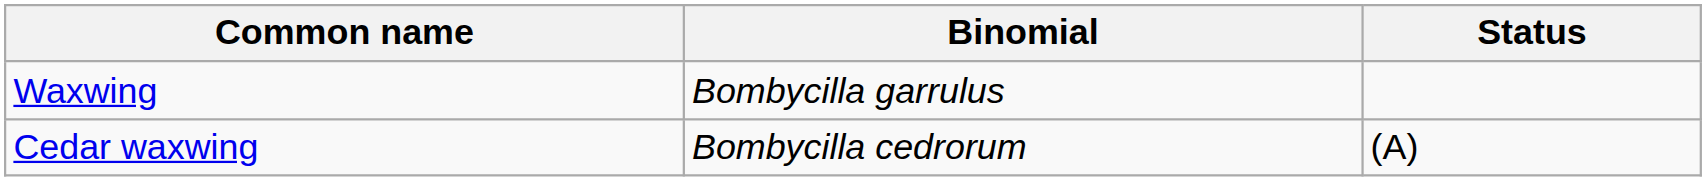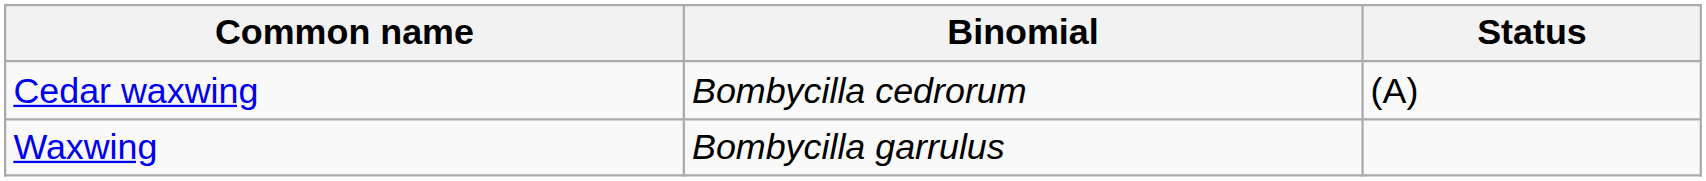rows swapped: (85, 89) <-> (136, 146)
